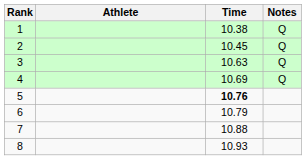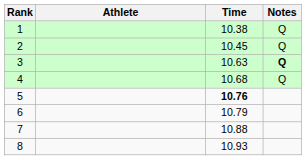(282, 63) normal -> (282, 63) bold
(234, 79) 10.69 -> (234, 79) 10.68
